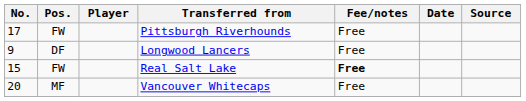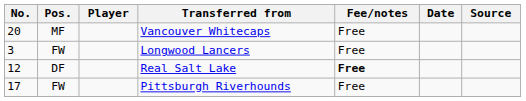rows swapped: (216, 32) <-> (205, 87)
(11, 51) 9 -> (11, 51) 3
(58, 51) DF -> (58, 51) FW
(14, 69) 15 -> (14, 69) 12
(58, 69) FW -> (58, 69) DF
